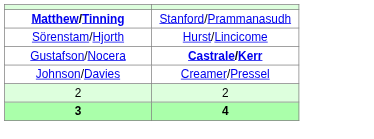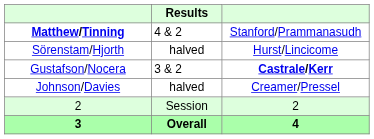+ column: (187, 13)
